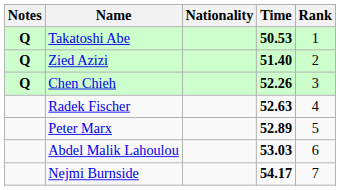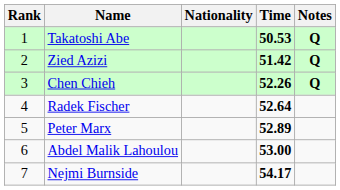columns swapped: (315, 15) <-> (25, 15)
(276, 60) 51.40 -> (275, 60) 51.42
(276, 106) 52.63 -> (275, 106) 52.64
(276, 151) 53.03 -> (275, 151) 53.00
